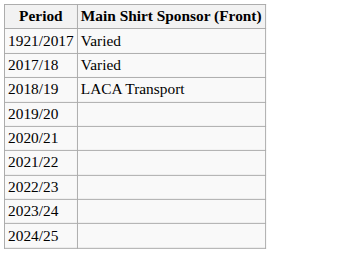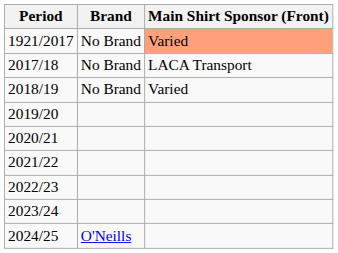+ column: (111, 16)
(101, 41) no background -> (168, 41) lightsalmon background
(101, 65) Varied -> (200, 65) LACA Transport
(133, 89) LACA Transport -> (168, 89) Varied
